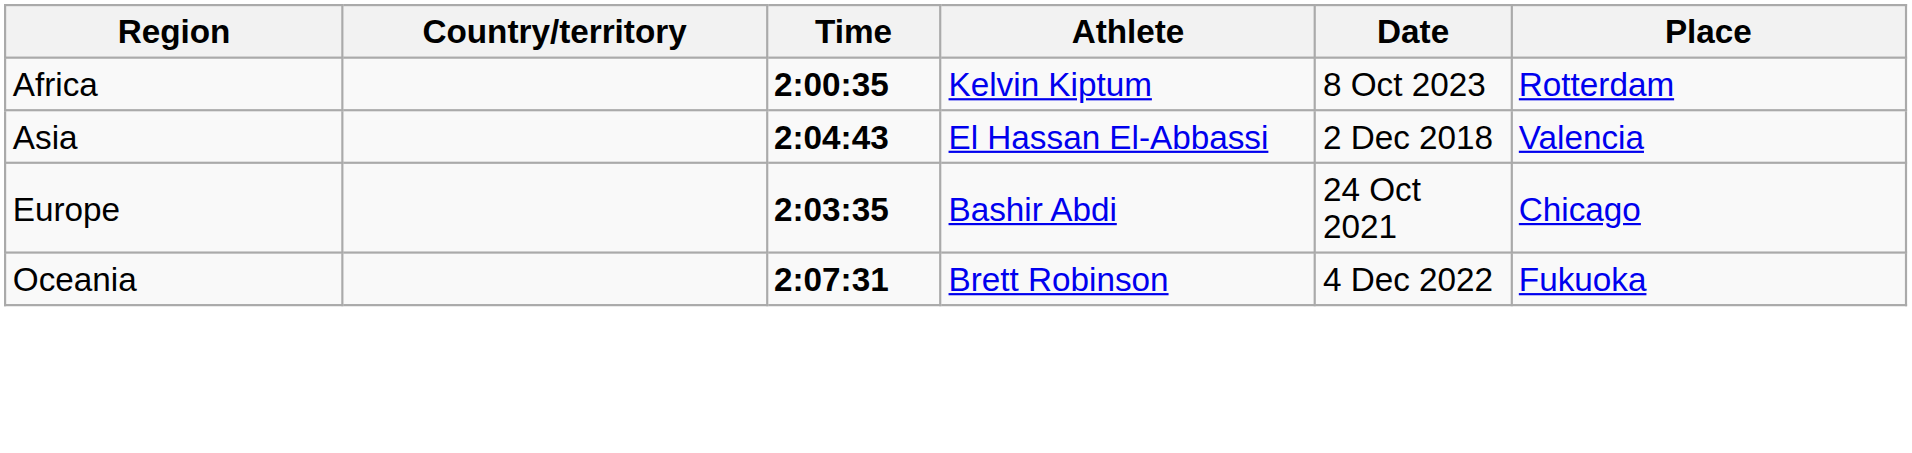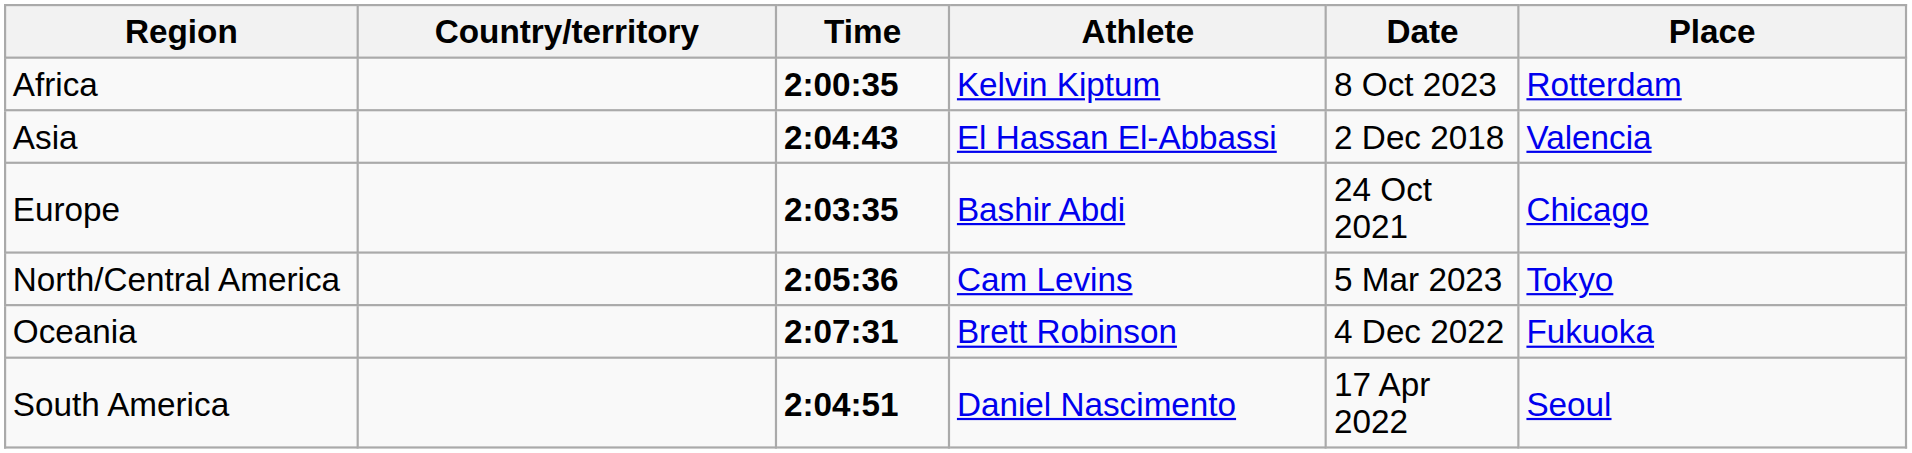+ row: (176, 280)
+ row: (121, 404)
